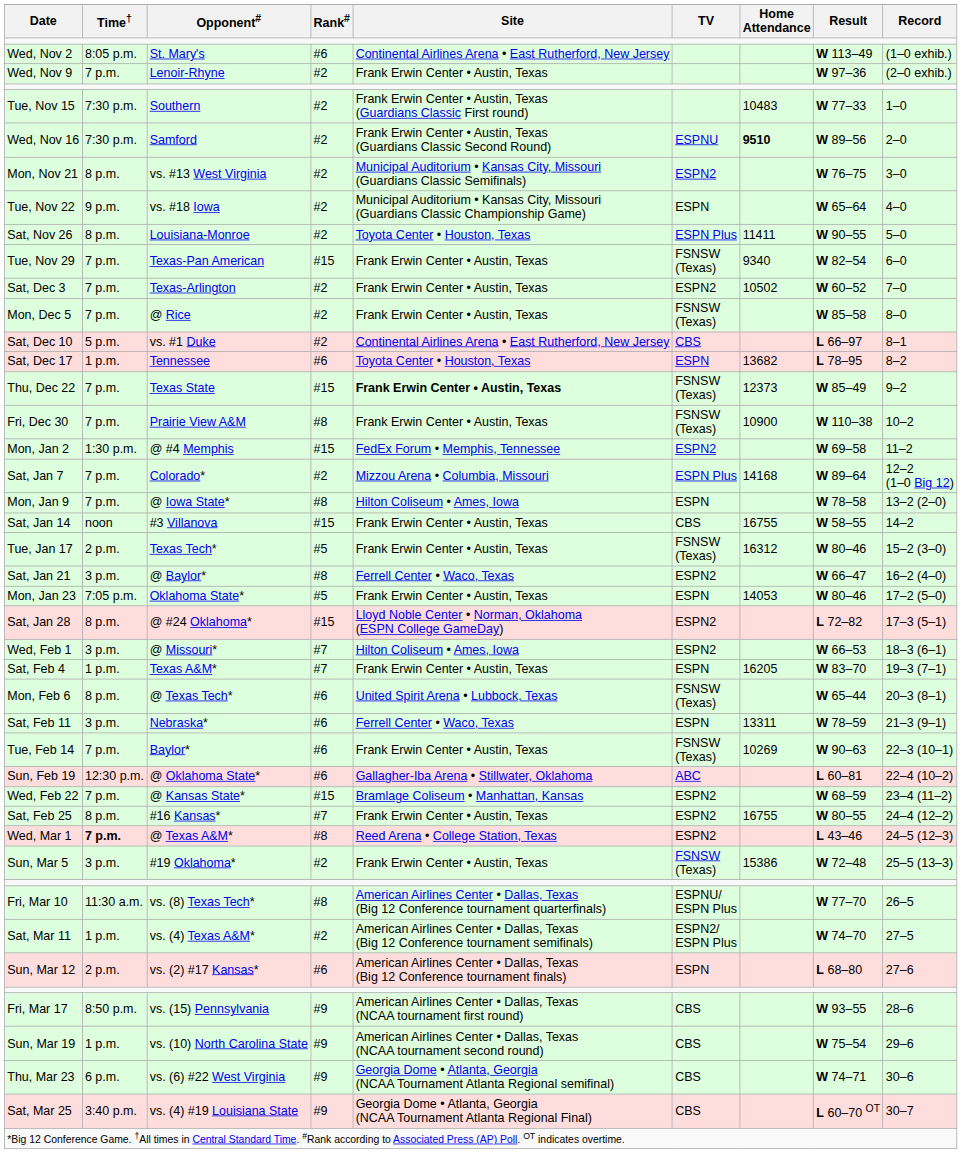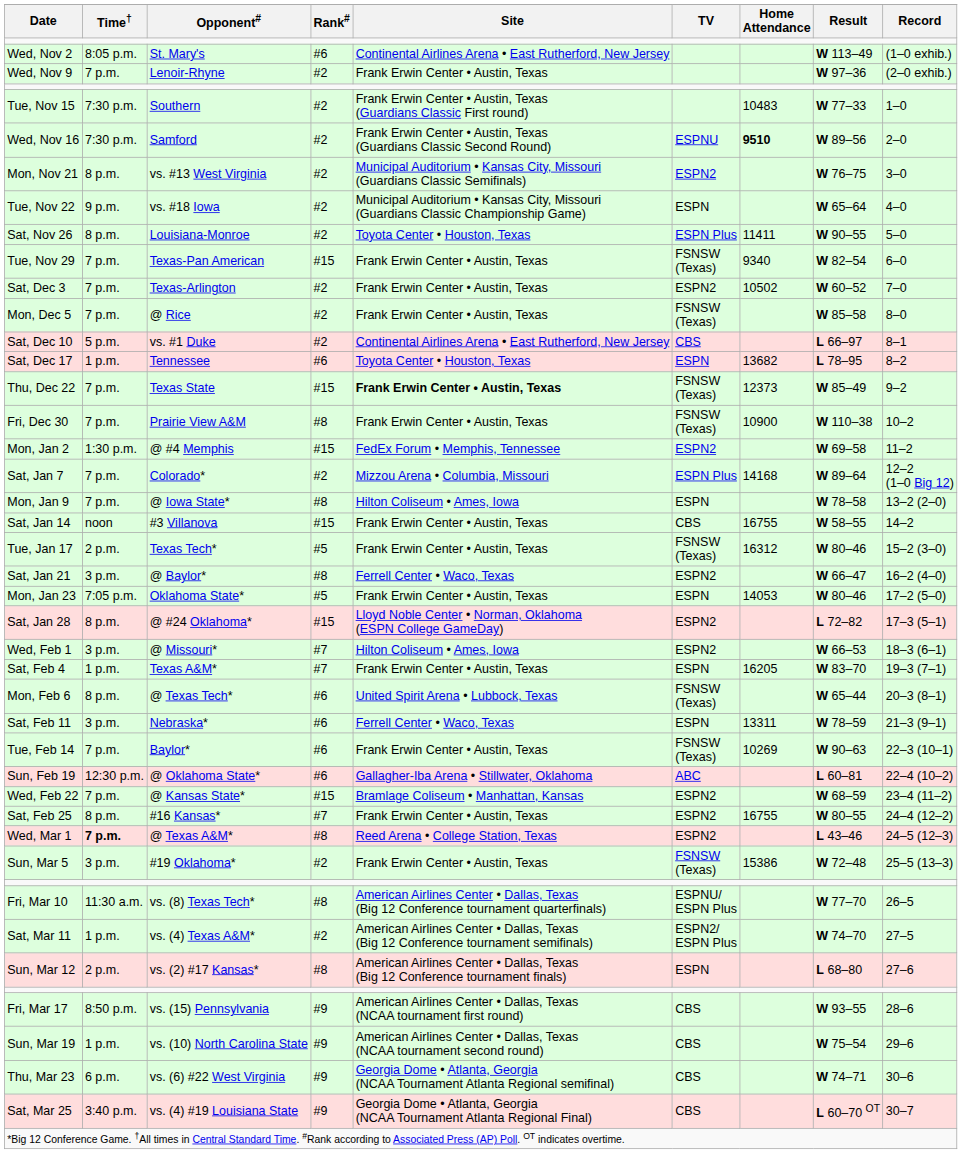(321, 970) #6 -> (321, 970) #8
